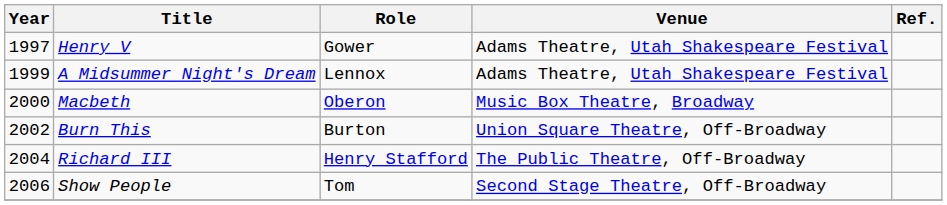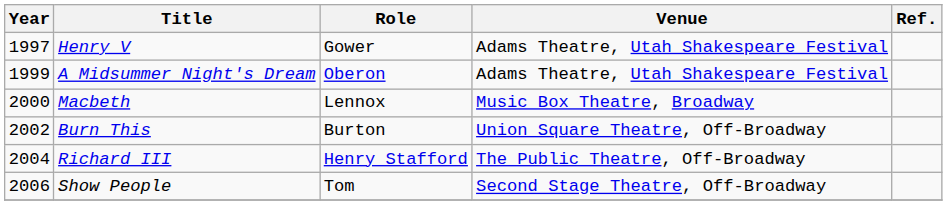(355, 75) Lennox -> (355, 75) Oberon
(355, 103) Oberon -> (355, 103) Lennox
